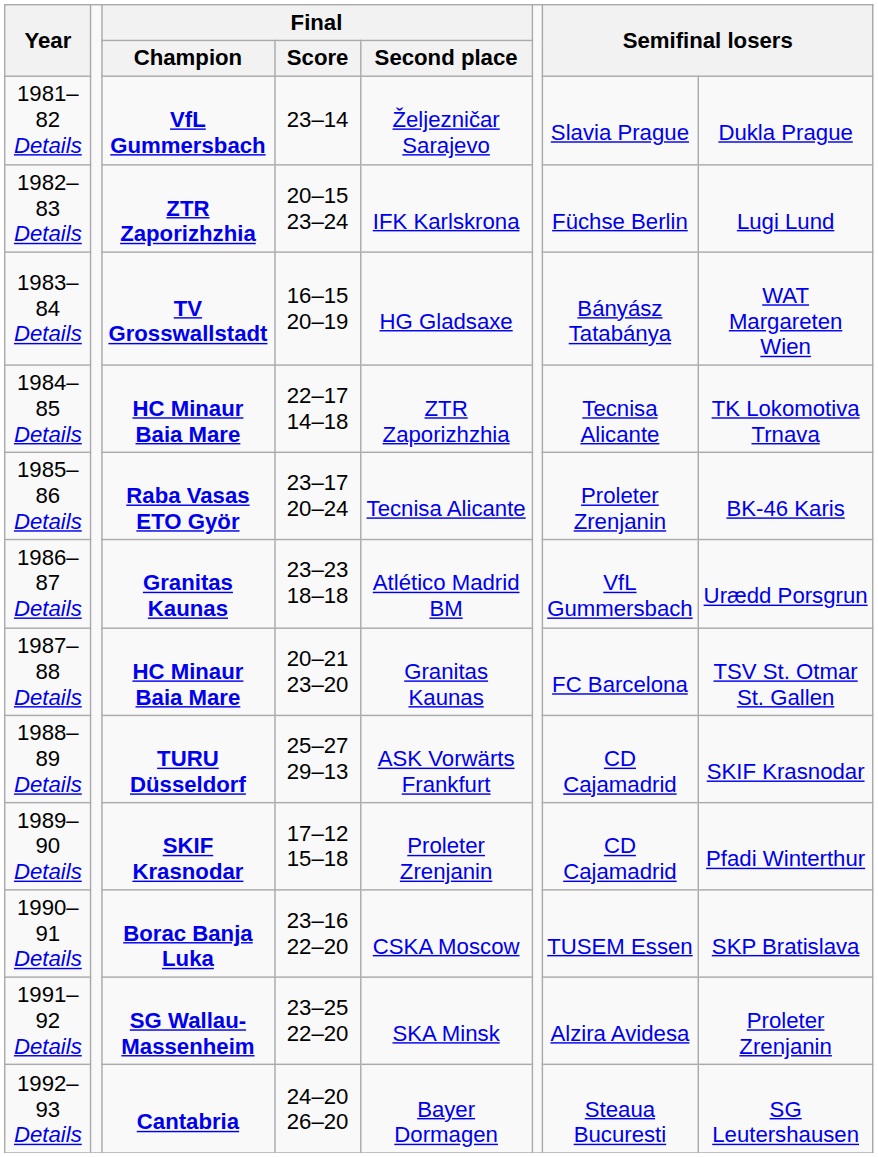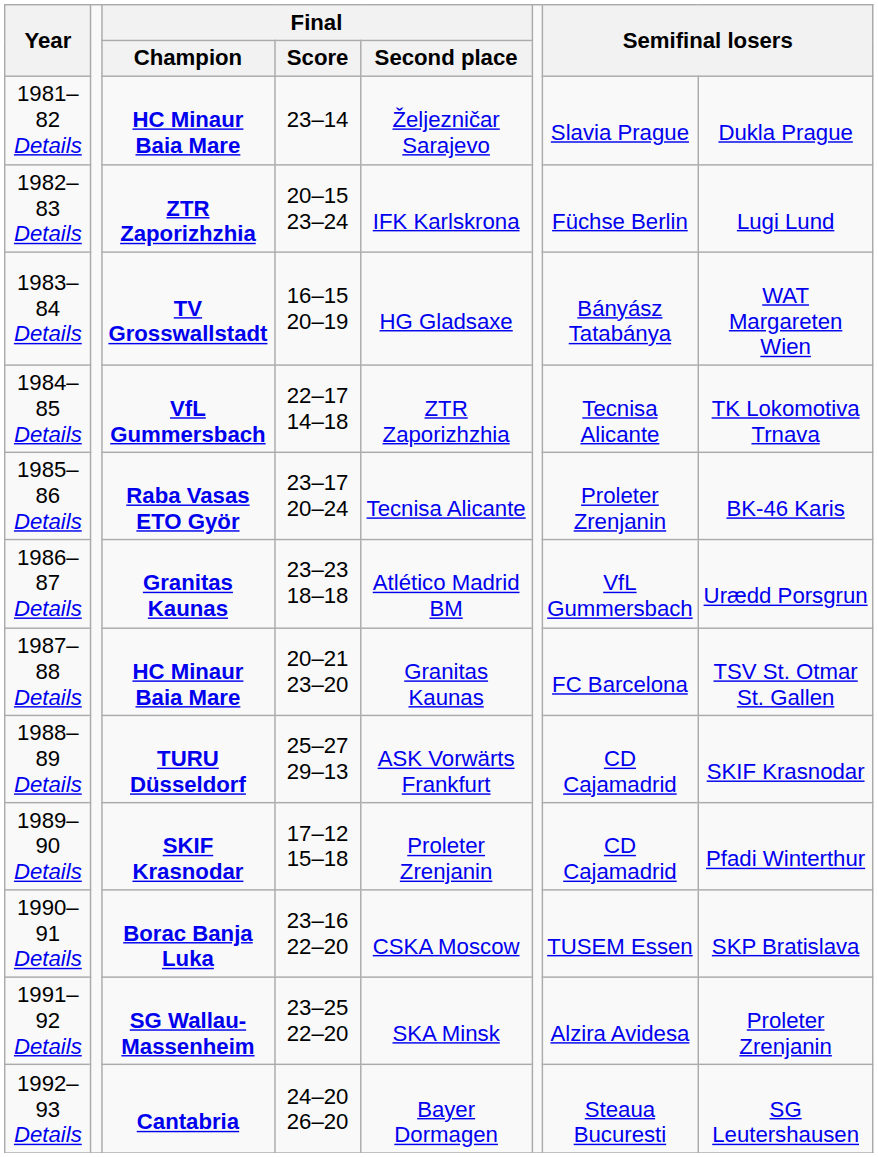(188, 132) VfL Gummersbach -> (188, 132) HC Minaur Baia Mare
(188, 420) HC Minaur Baia Mare -> (188, 420) VfL Gummersbach
